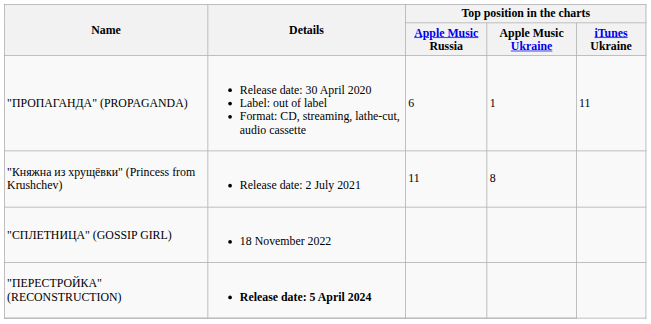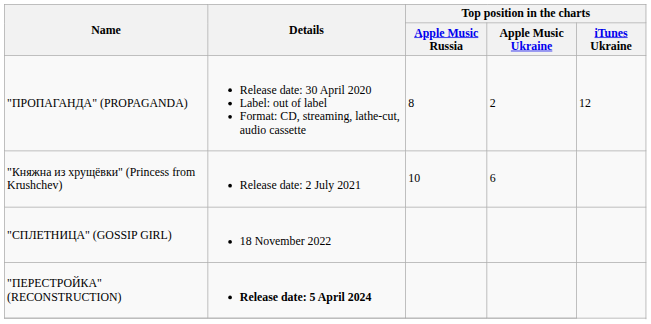(411, 103) 6 -> (411, 103) 8
(493, 103) 1 -> (493, 103) 2
(585, 103) 11 -> (585, 103) 12
(414, 179) 11 -> (414, 179) 10
(493, 179) 8 -> (493, 179) 6
